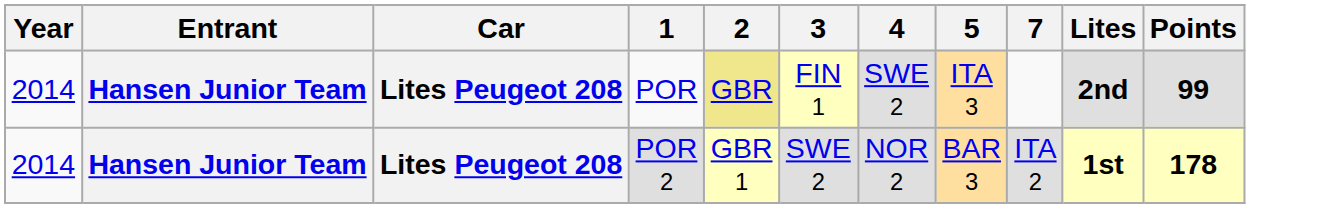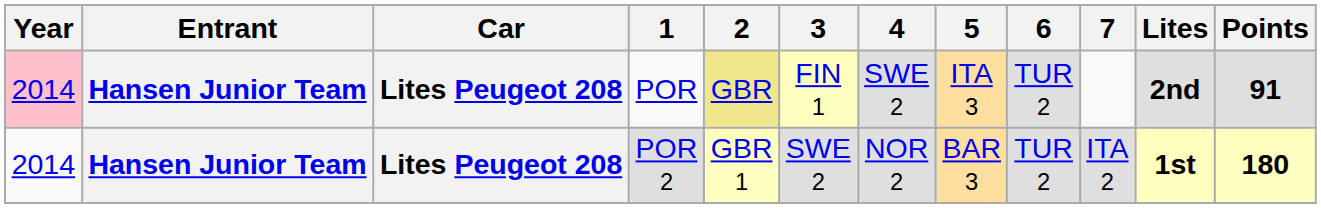+ column: (1044, 28)
(43, 89) no background -> (43, 89) pink background
(1193, 89) 99 -> (1265, 89) 91
(1193, 166) 178 -> (1265, 166) 180
